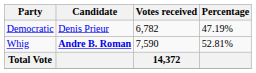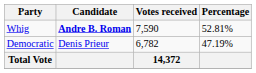rows swapped: (18, 44) <-> (30, 28)
